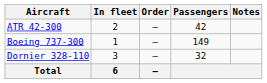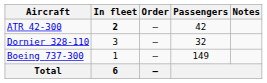(115, 27) normal -> (115, 27) bold
rows swapped: (45, 41) <-> (48, 56)
